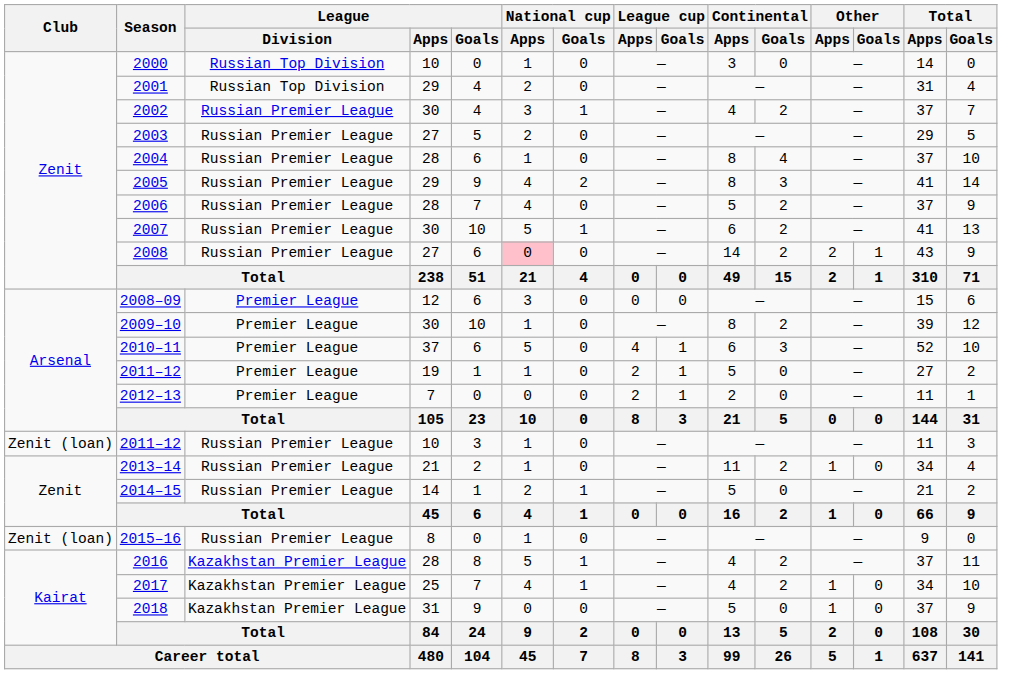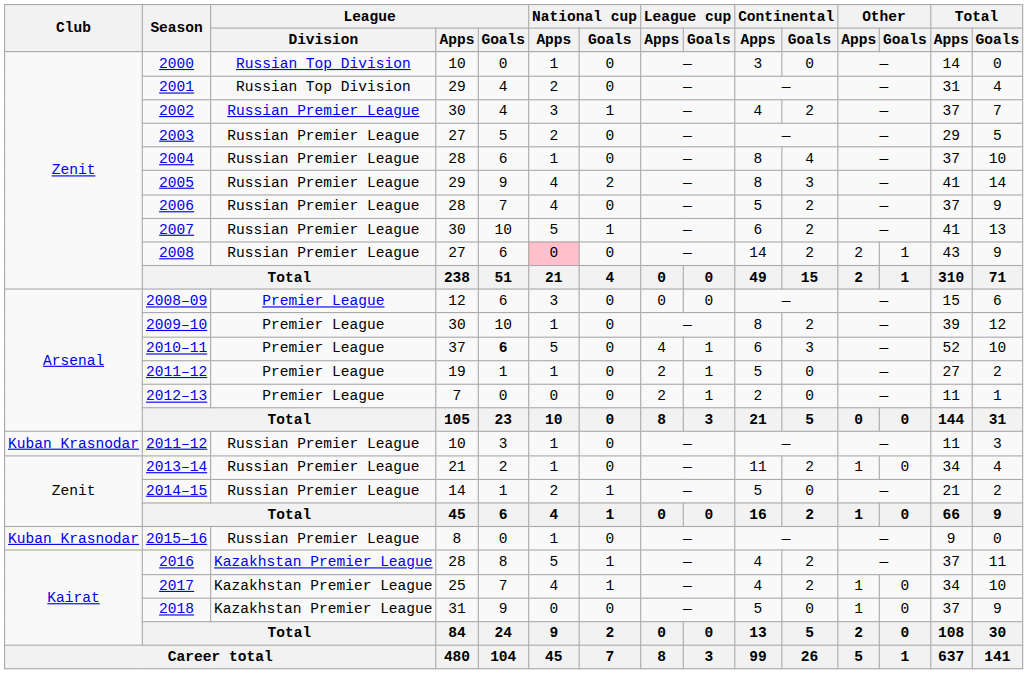(477, 349) normal -> (503, 349) bold
(60, 444) Zenit (loan) -> (74, 444) Kuban Krasnodar
(60, 538) Zenit (loan) -> (74, 538) Kuban Krasnodar
